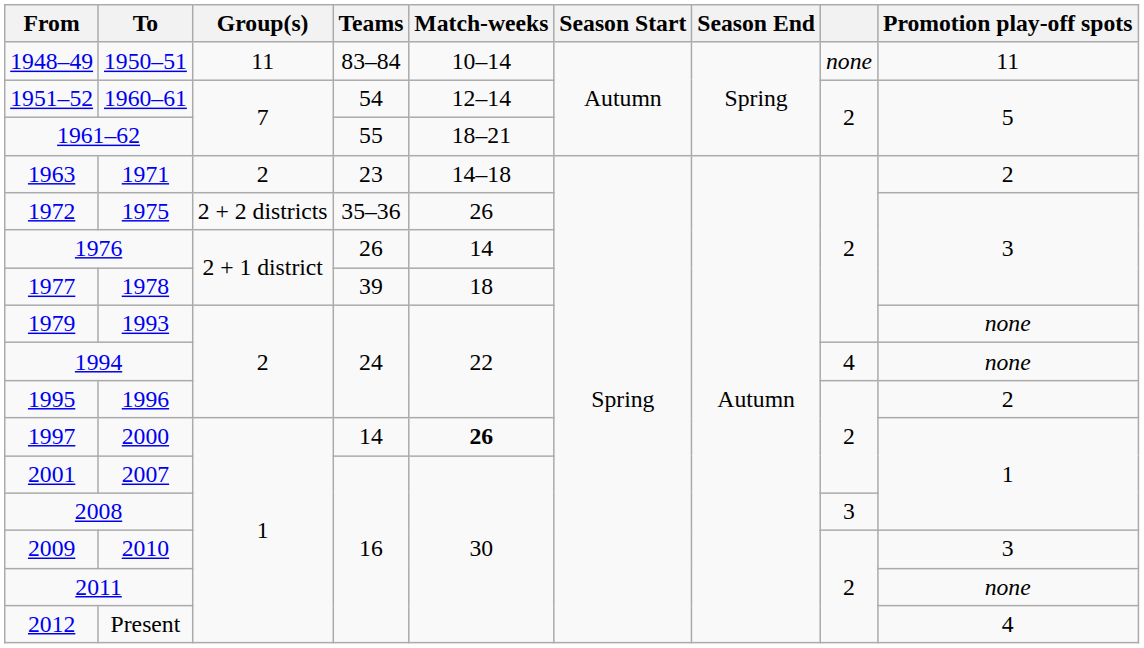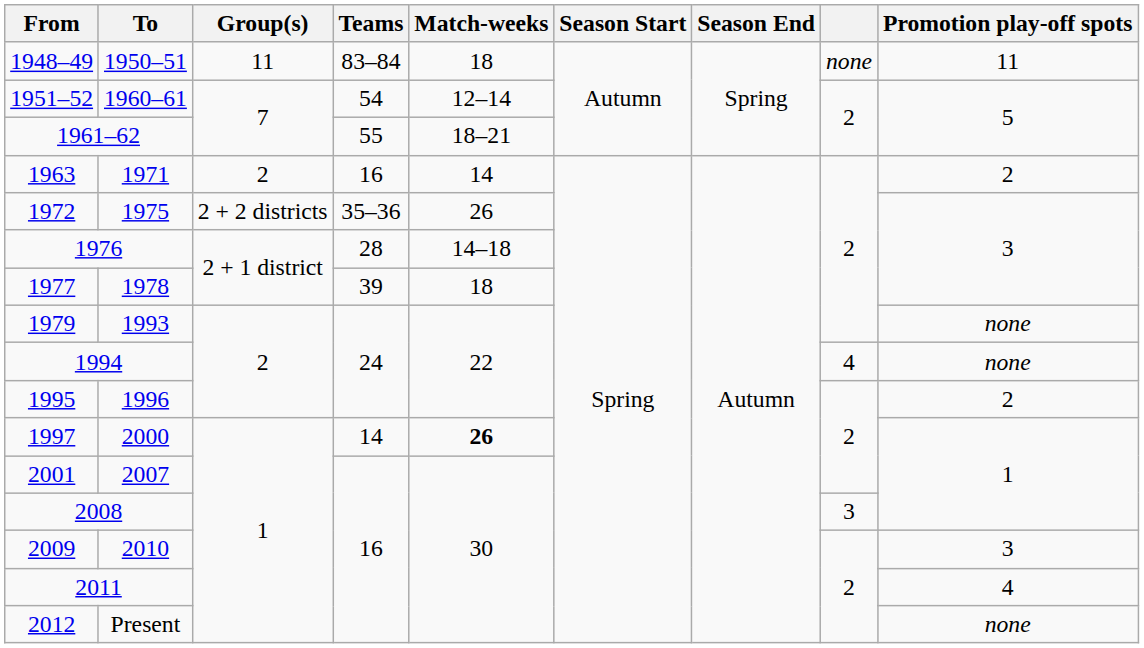(481, 60) 10–14 -> (481, 60) 18
(371, 173) 23 -> (371, 173) 16
(481, 173) 14–18 -> (481, 173) 14
(371, 248) 26 -> (371, 248) 28
(481, 248) 14 -> (481, 248) 14–18
(1008, 586) none -> (1008, 586) 4
(1008, 624) 4 -> (1008, 624) none
